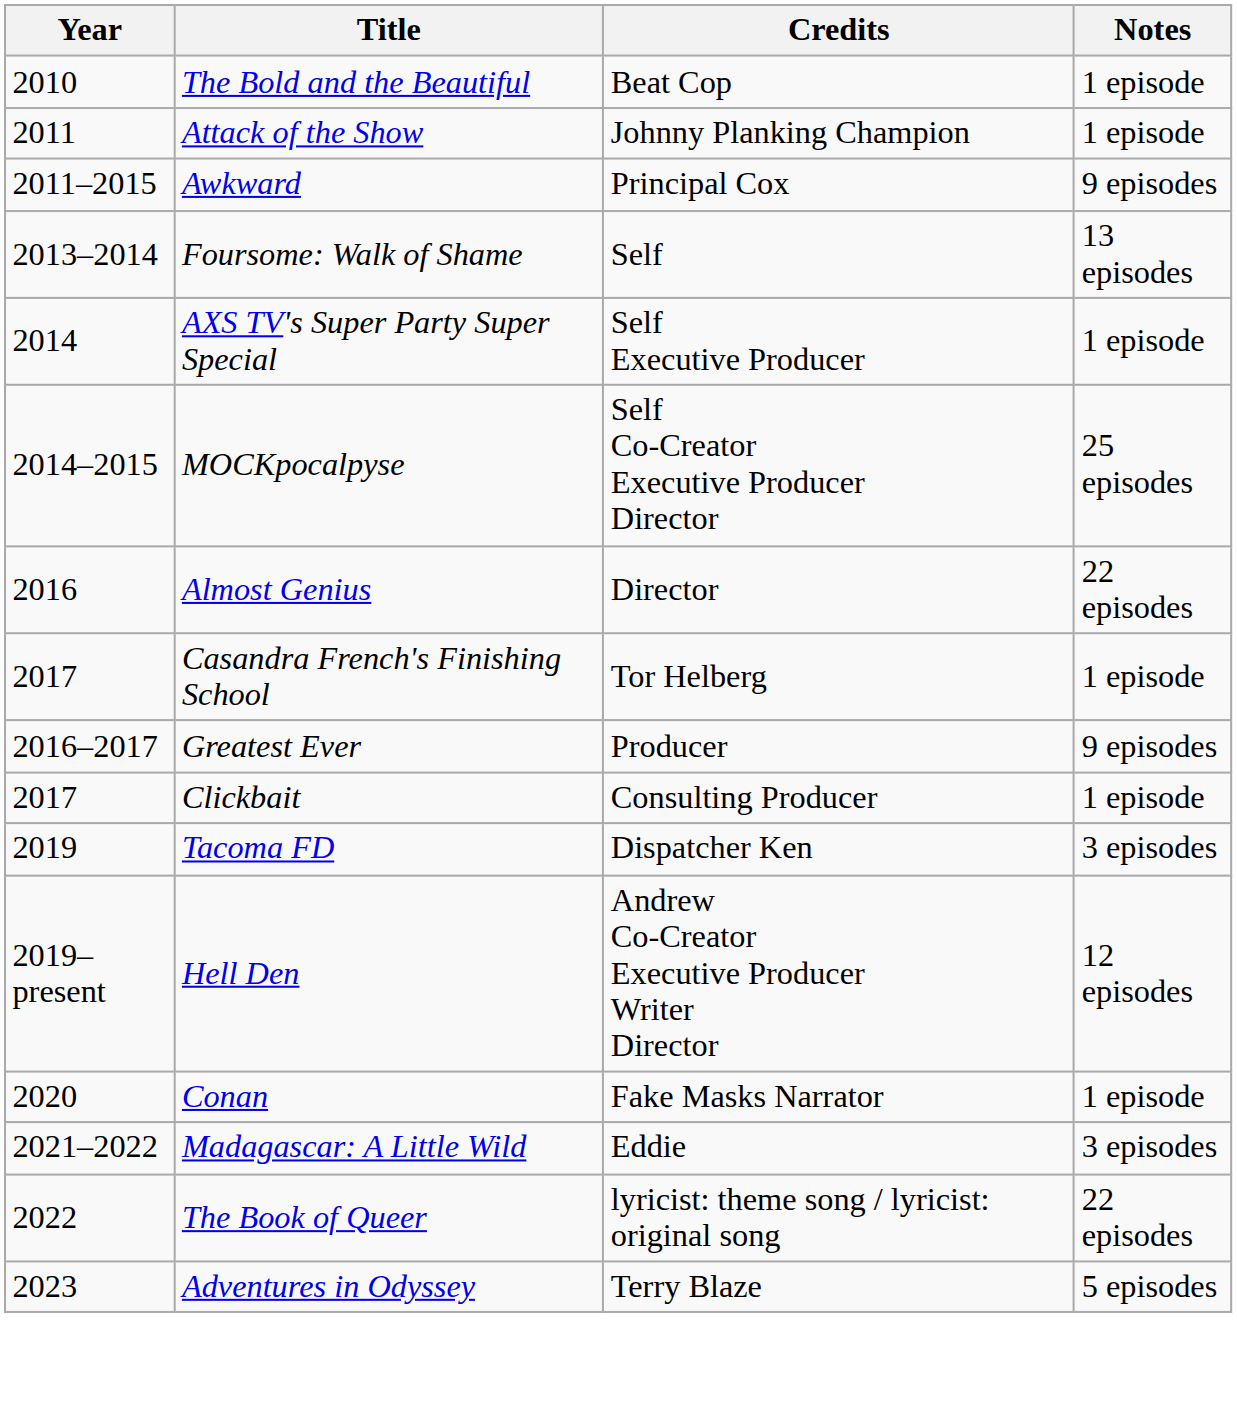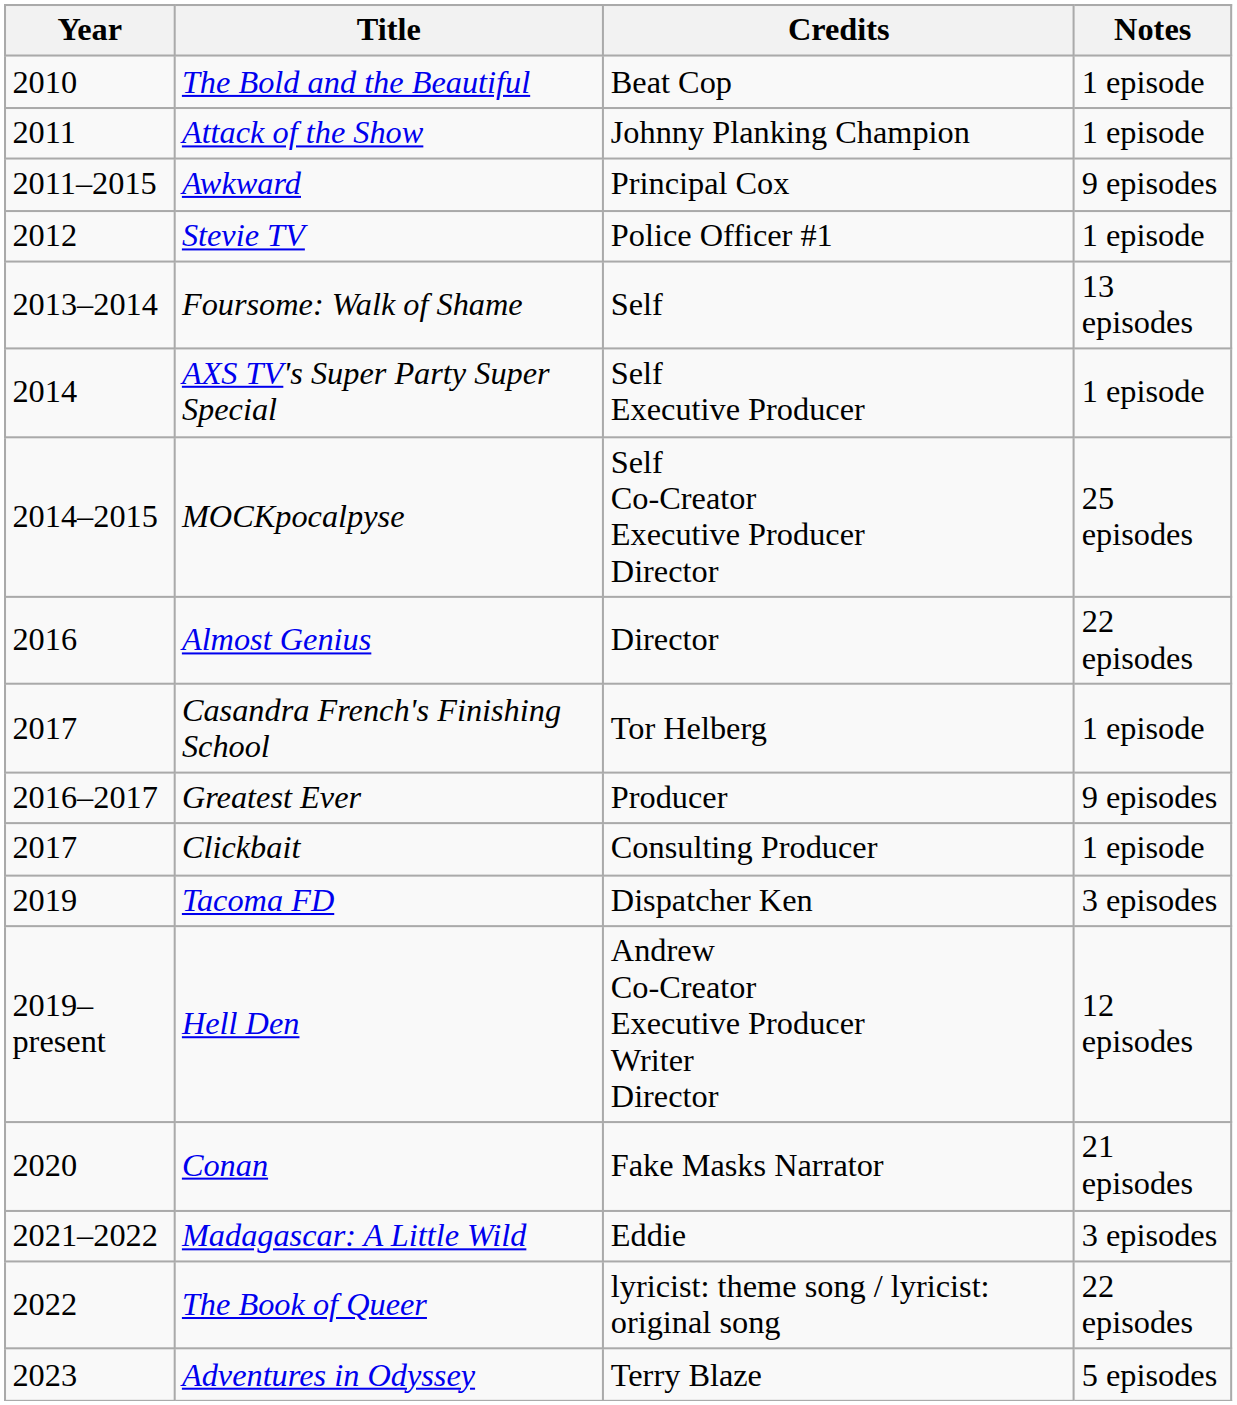+ row: (243, 235)
(1143, 1096) 1 episode -> (1137, 1165) 21 episodes
